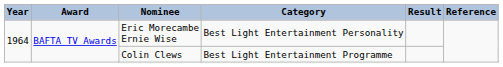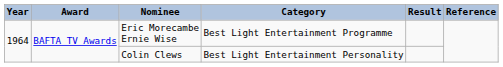(304, 33) Best Light Entertainment Personality -> (298, 33) Best Light Entertainment Programme
(298, 54) Best Light Entertainment Programme -> (304, 54) Best Light Entertainment Personality
